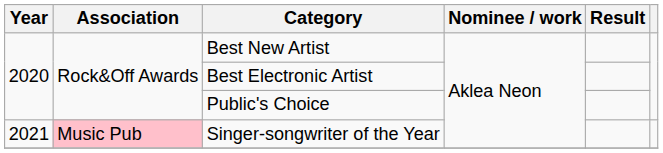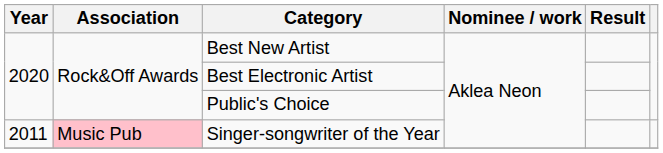(29, 133) 2021 -> (28, 133) 2011
